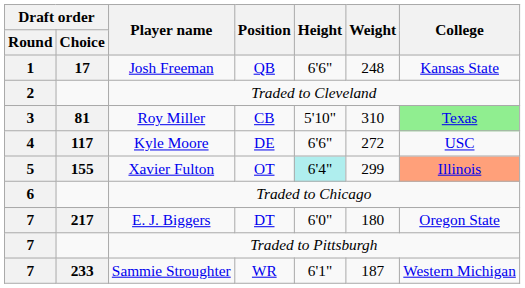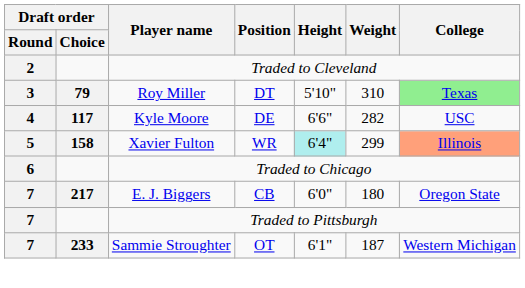- row: (171, 67)
(82, 118) 81 -> (82, 93) 79
(264, 118) CB -> (264, 93) DT
(373, 143) 272 -> (373, 118) 282
(82, 169) 155 -> (82, 143) 158
(264, 169) OT -> (264, 143) WR
(264, 219) DT -> (264, 194) CB
(264, 270) WR -> (264, 245) OT
